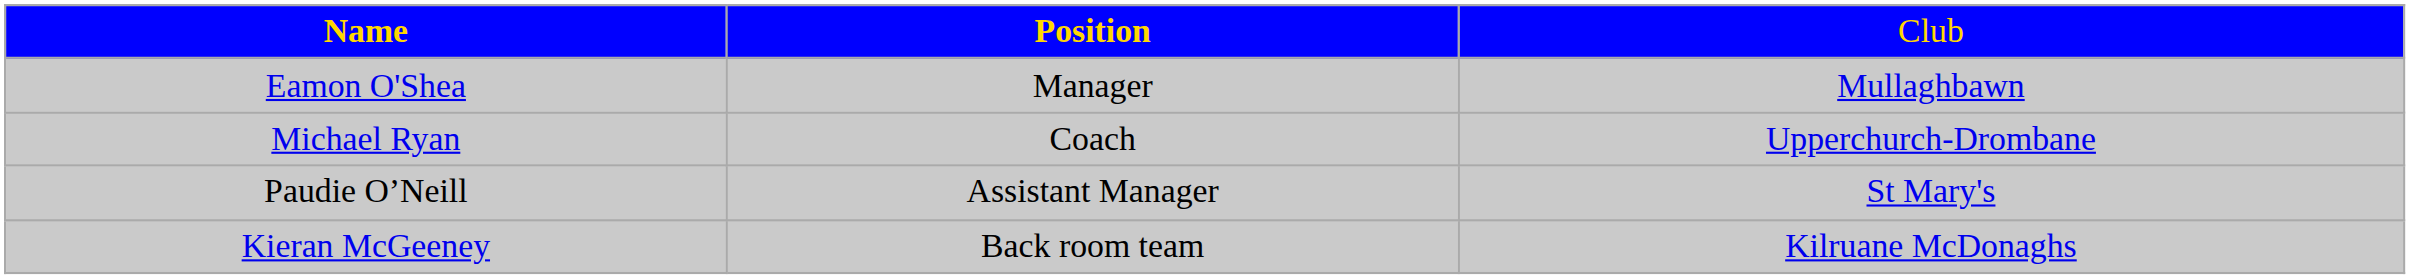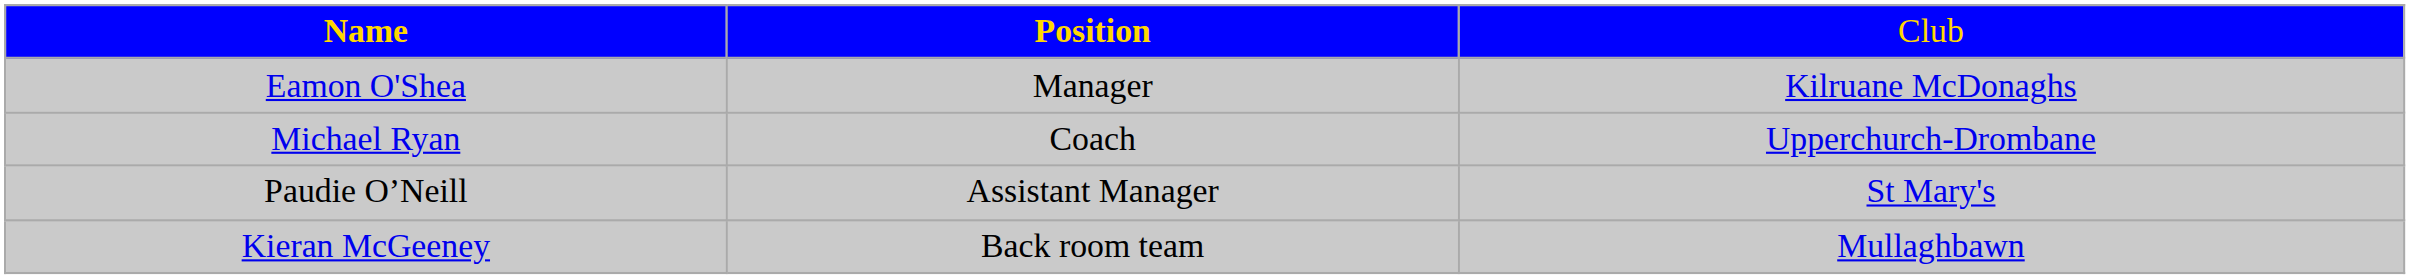(1931, 84) Mullaghbawn -> (1931, 84) Kilruane McDonaghs
(1931, 245) Kilruane McDonaghs -> (1931, 245) Mullaghbawn
